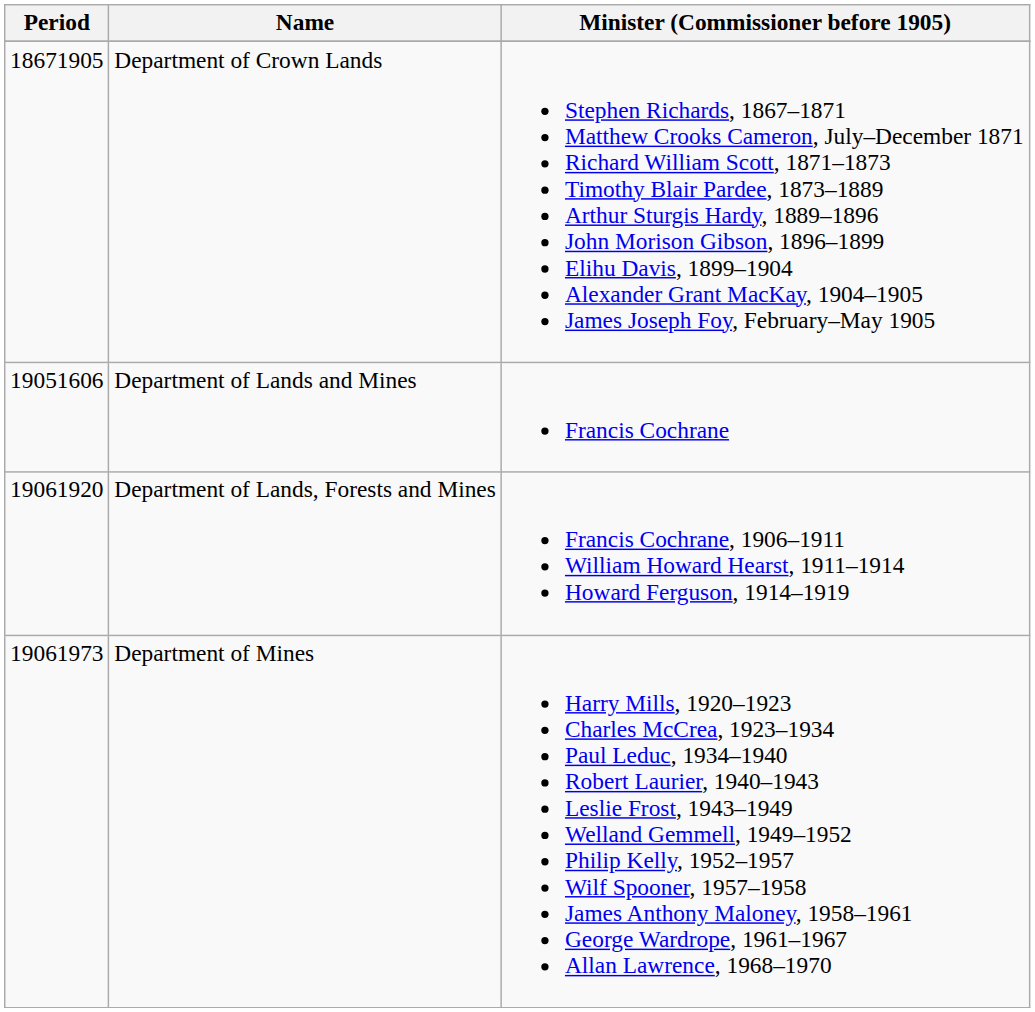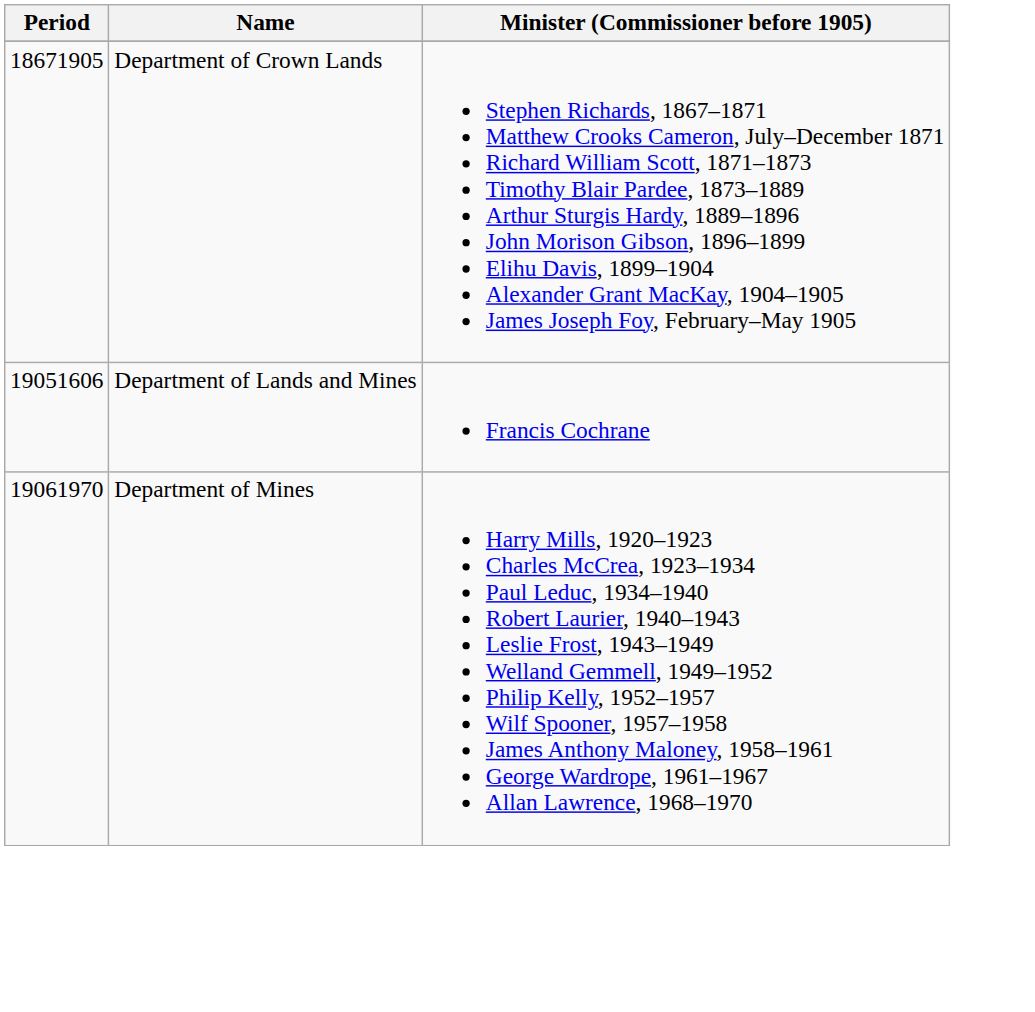- row: (305, 490)
(57, 653) 19061973 -> (57, 490) 19061970
